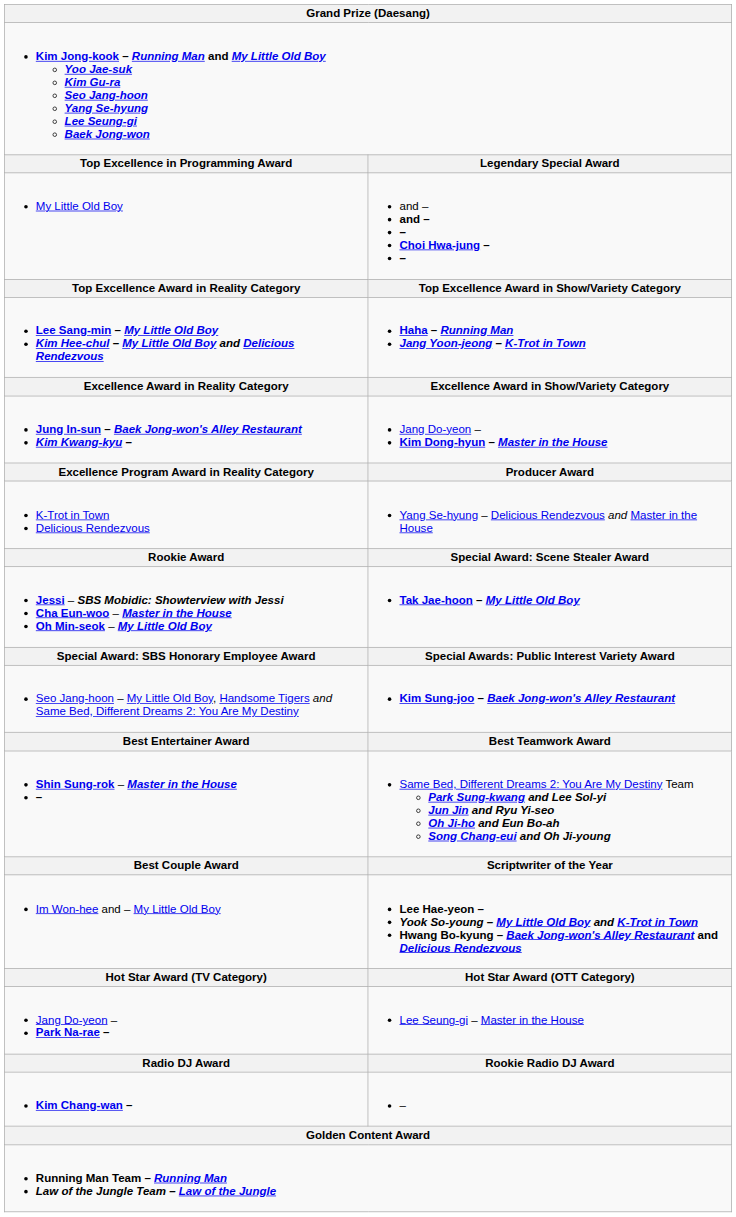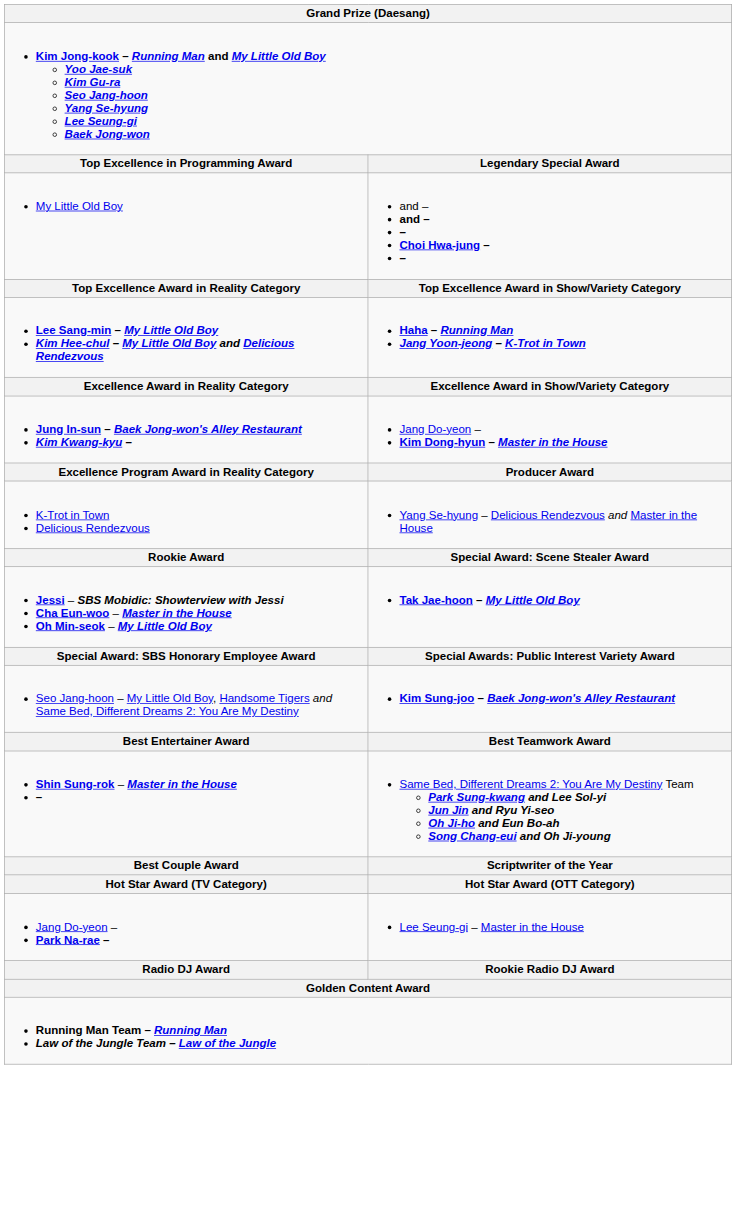- row: (186, 909)
- row: (186, 1106)
